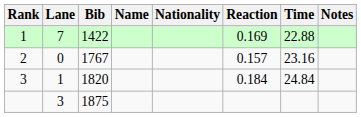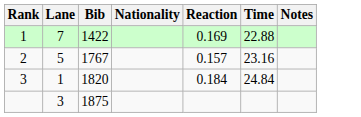- column: (132, 15)
(60, 58) 0 -> (60, 58) 5
